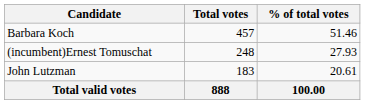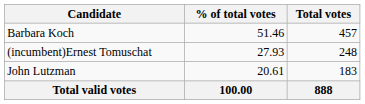columns swapped: (221, 14) <-> (308, 14)
